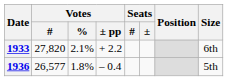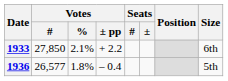(50, 48) 27,820 -> (50, 48) 27,850
